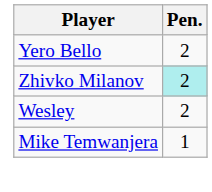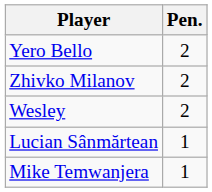(185, 80) paleturquoise background -> (185, 80) no background
+ row: (84, 141)
